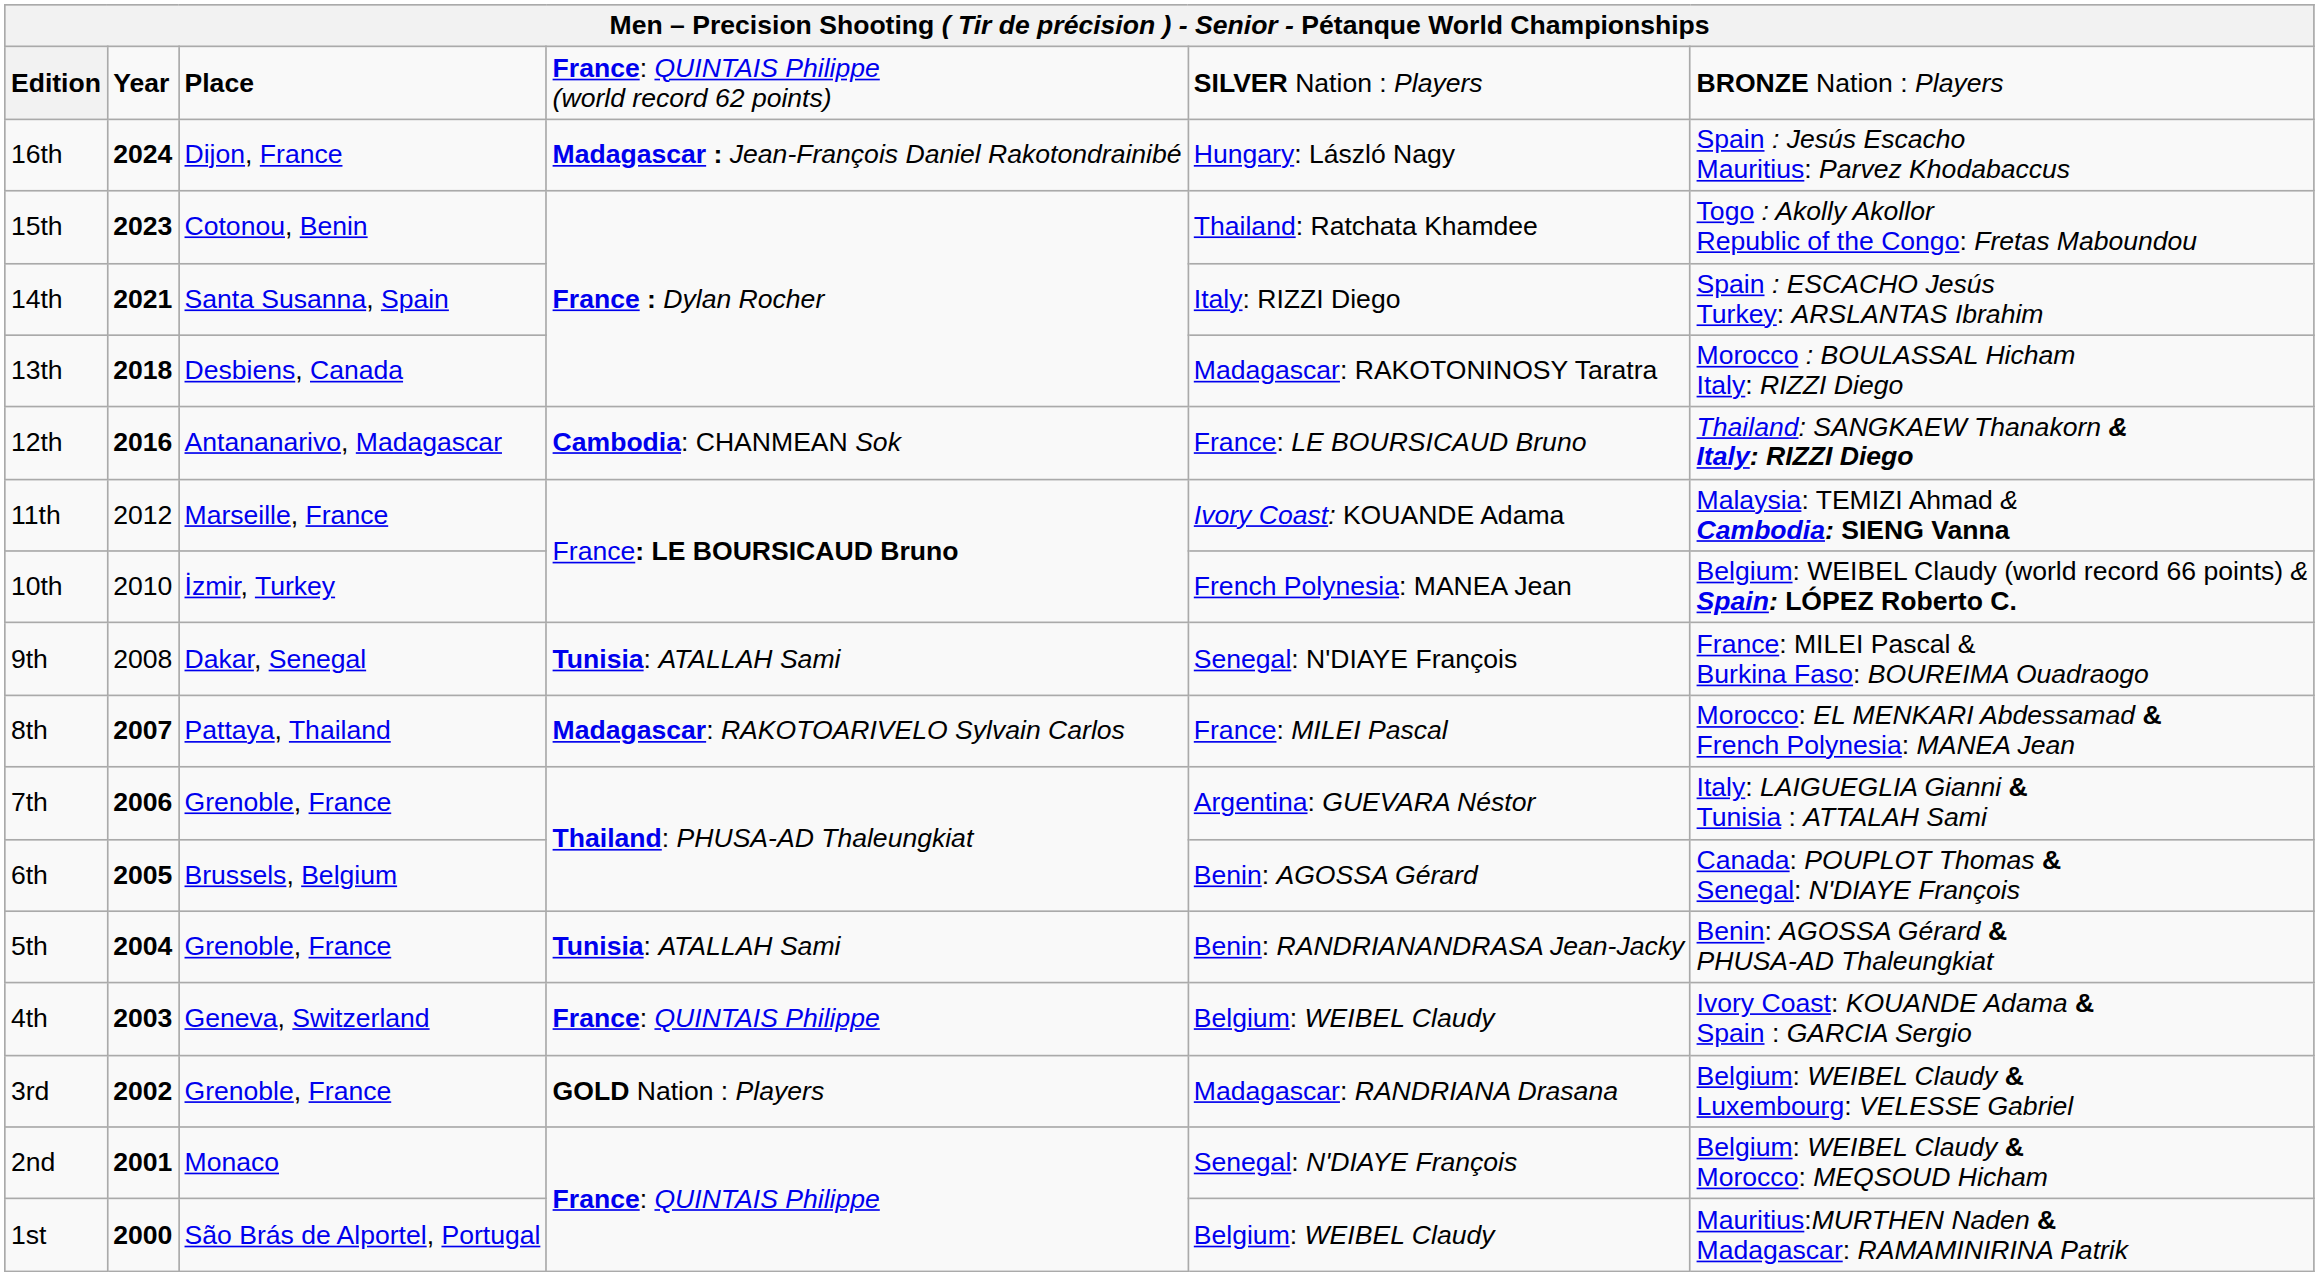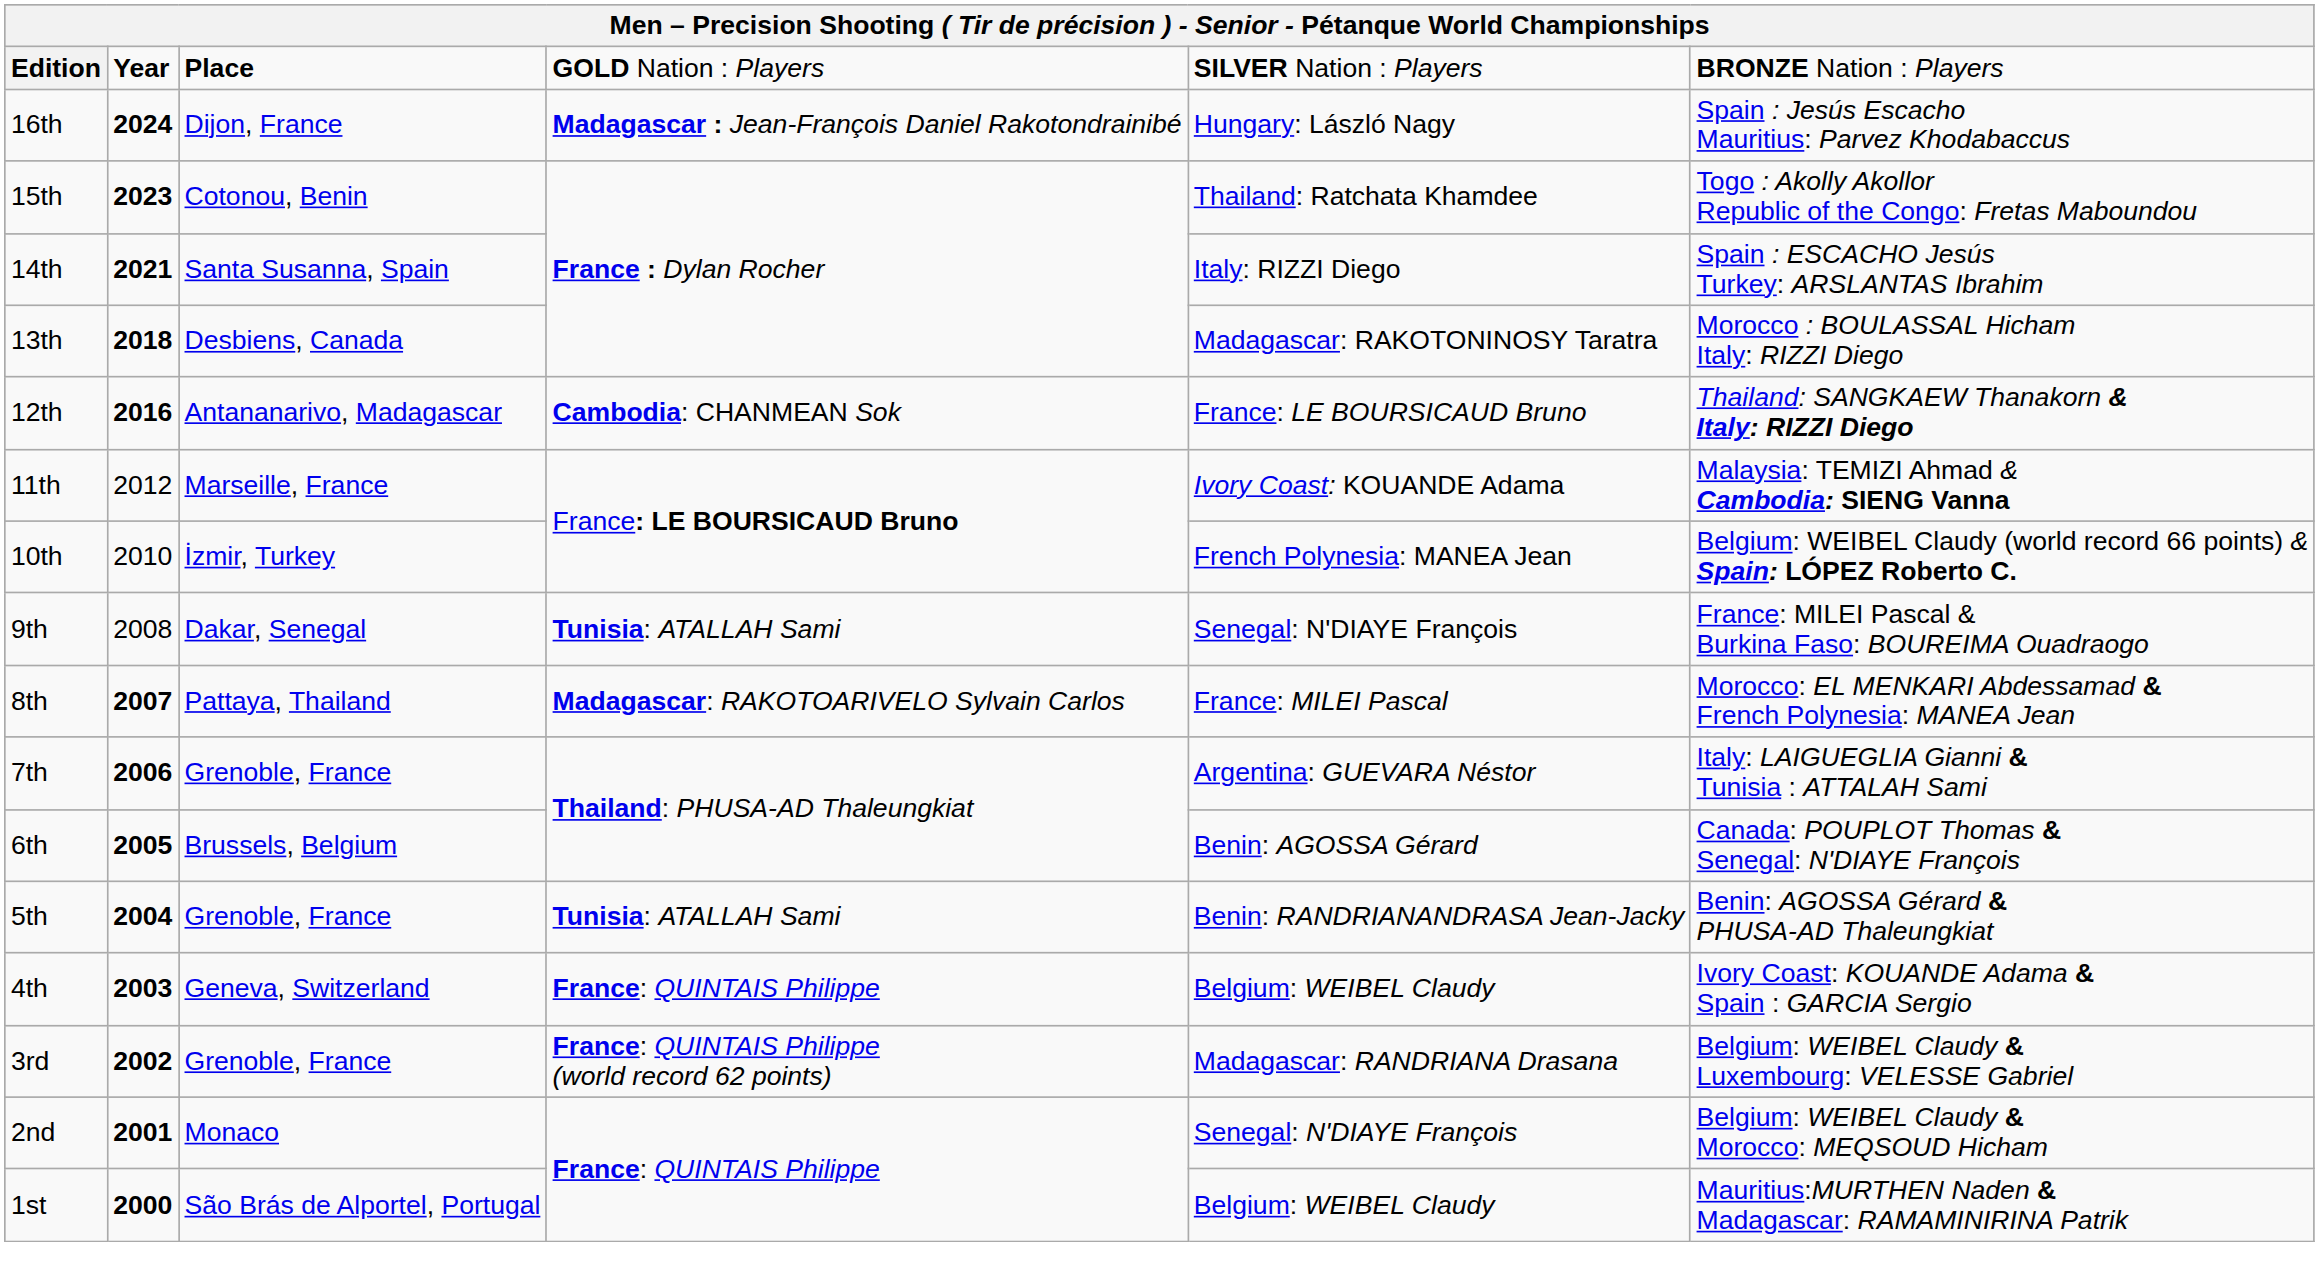(716, 82) France: QUINTAIS Philippe (world record 62 points) -> (688, 67) GOLD Nation : Players
(688, 1090) GOLD Nation : Players -> (716, 1060) France: QUINTAIS Philippe (world record 62 points)
